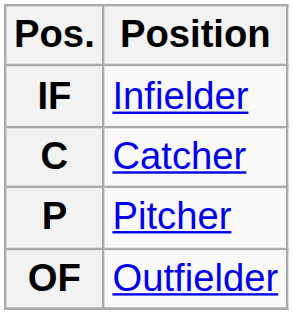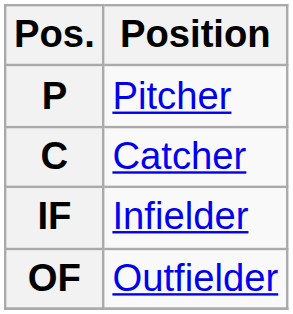rows swapped: (54, 216) <-> (54, 95)
